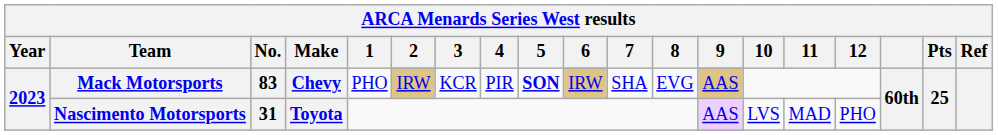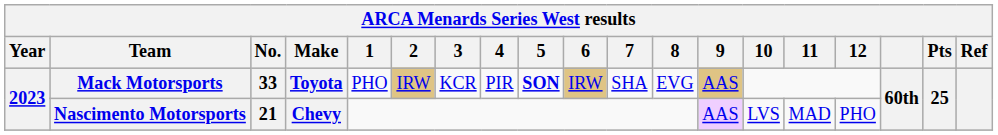(268, 82) 83 -> (268, 82) 33
(316, 82) Chevy -> (316, 82) Toyota
(268, 114) 31 -> (268, 114) 21
(316, 114) Toyota -> (316, 114) Chevy
